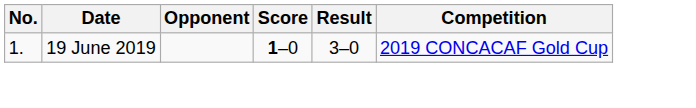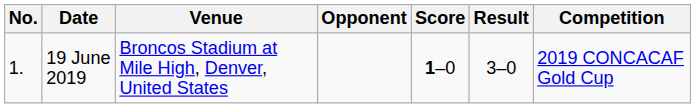+ column: (216, 18)
